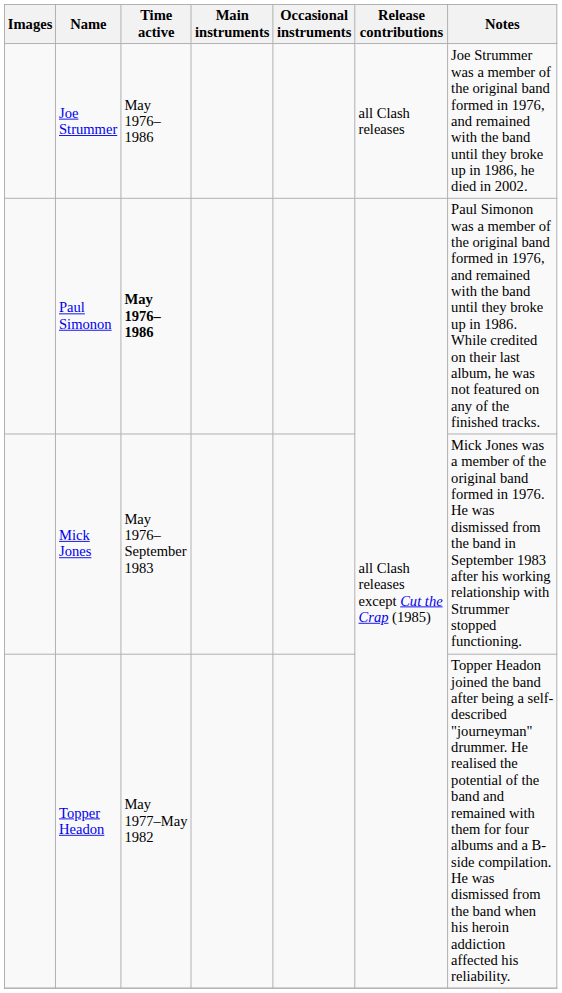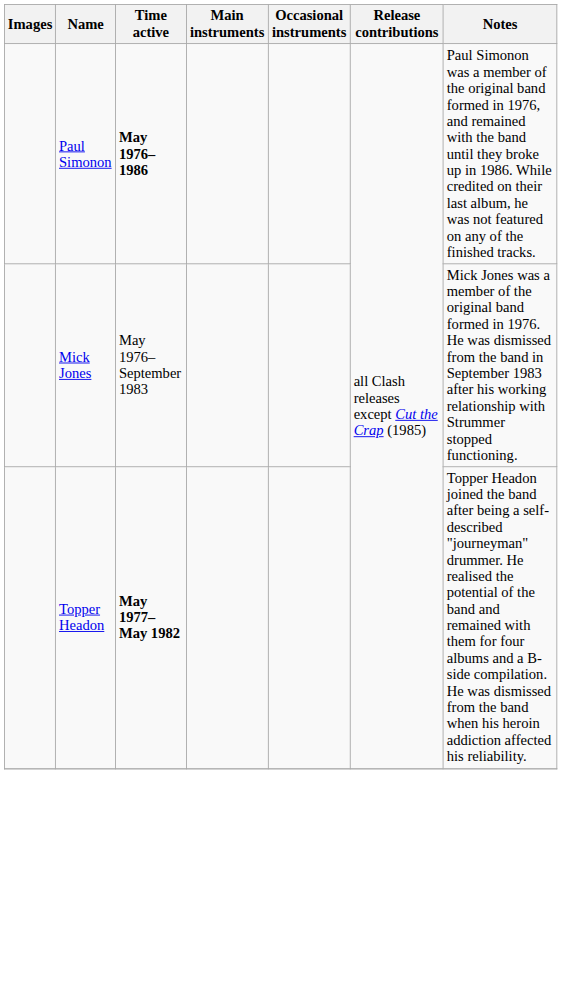- row: (88, 121)
(156, 820) normal -> (149, 617) bold
